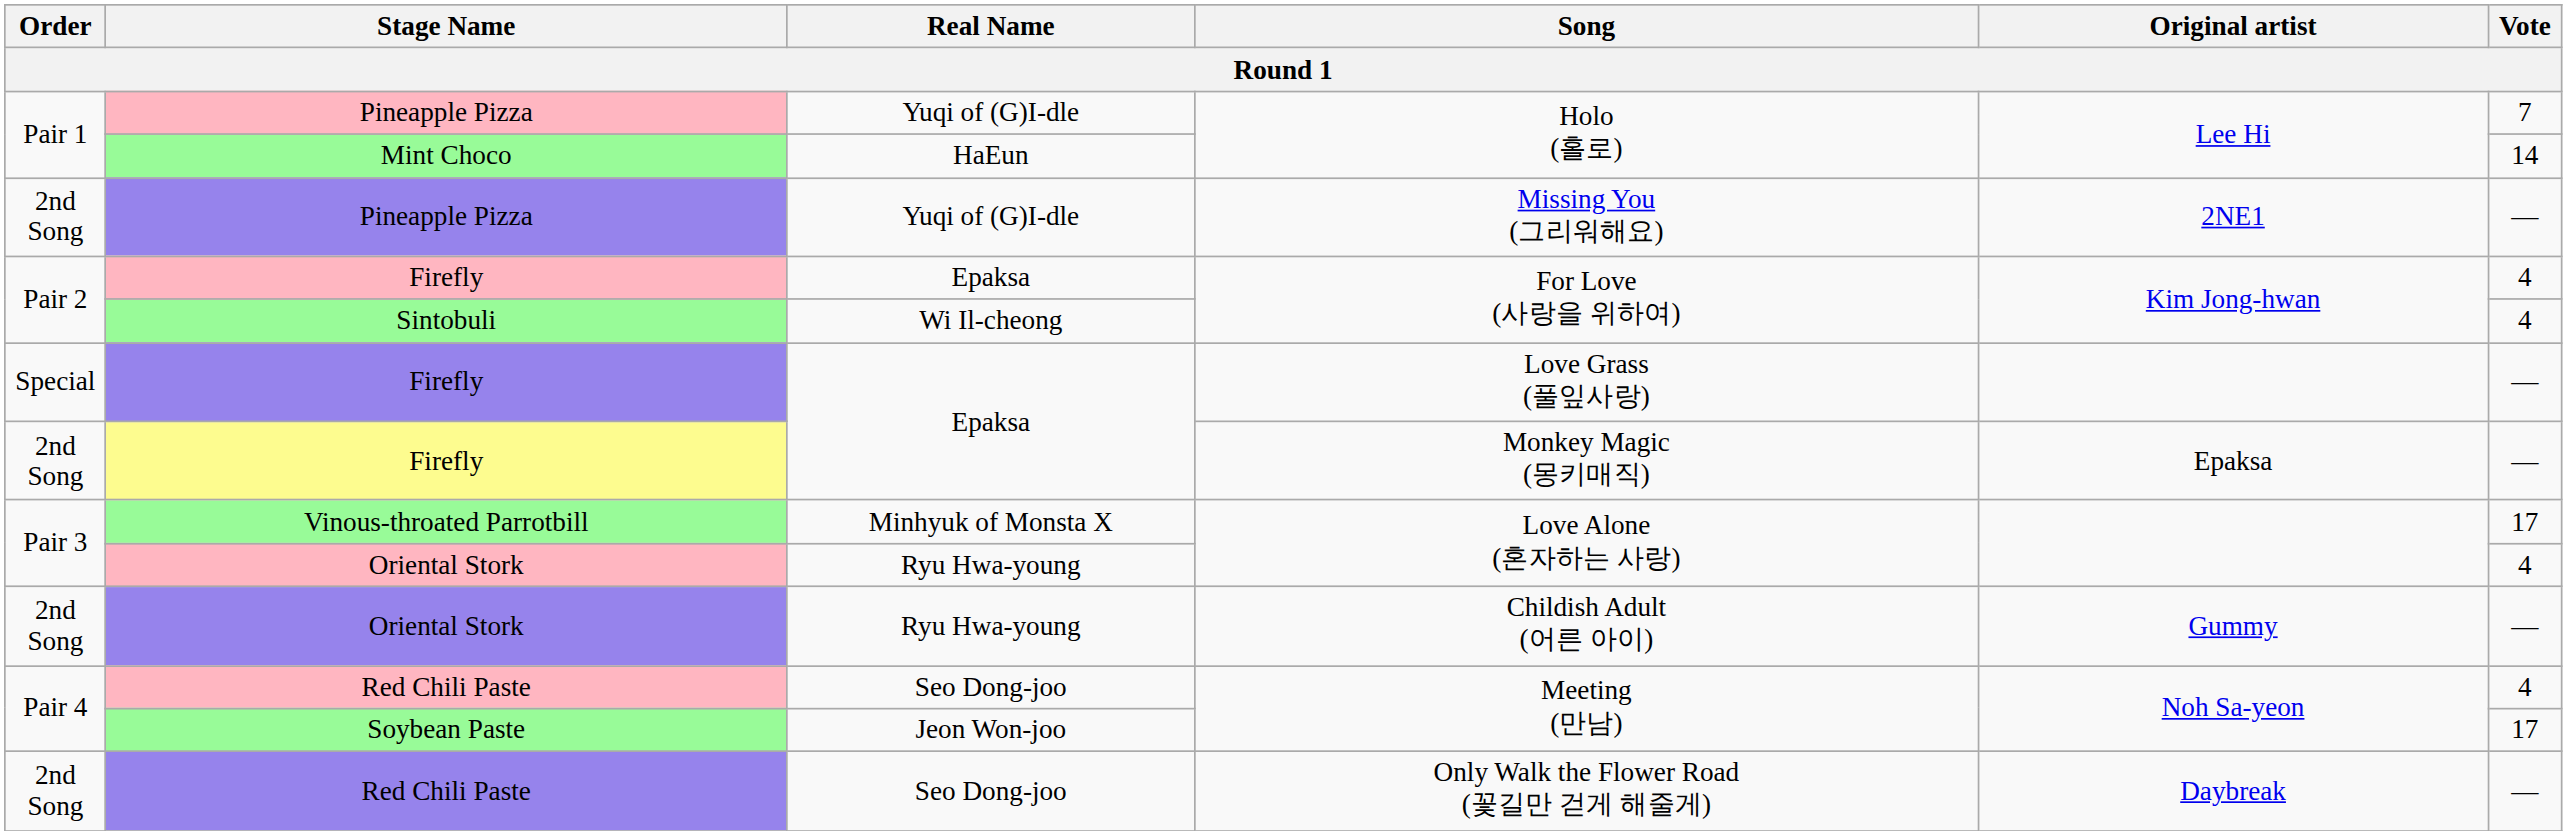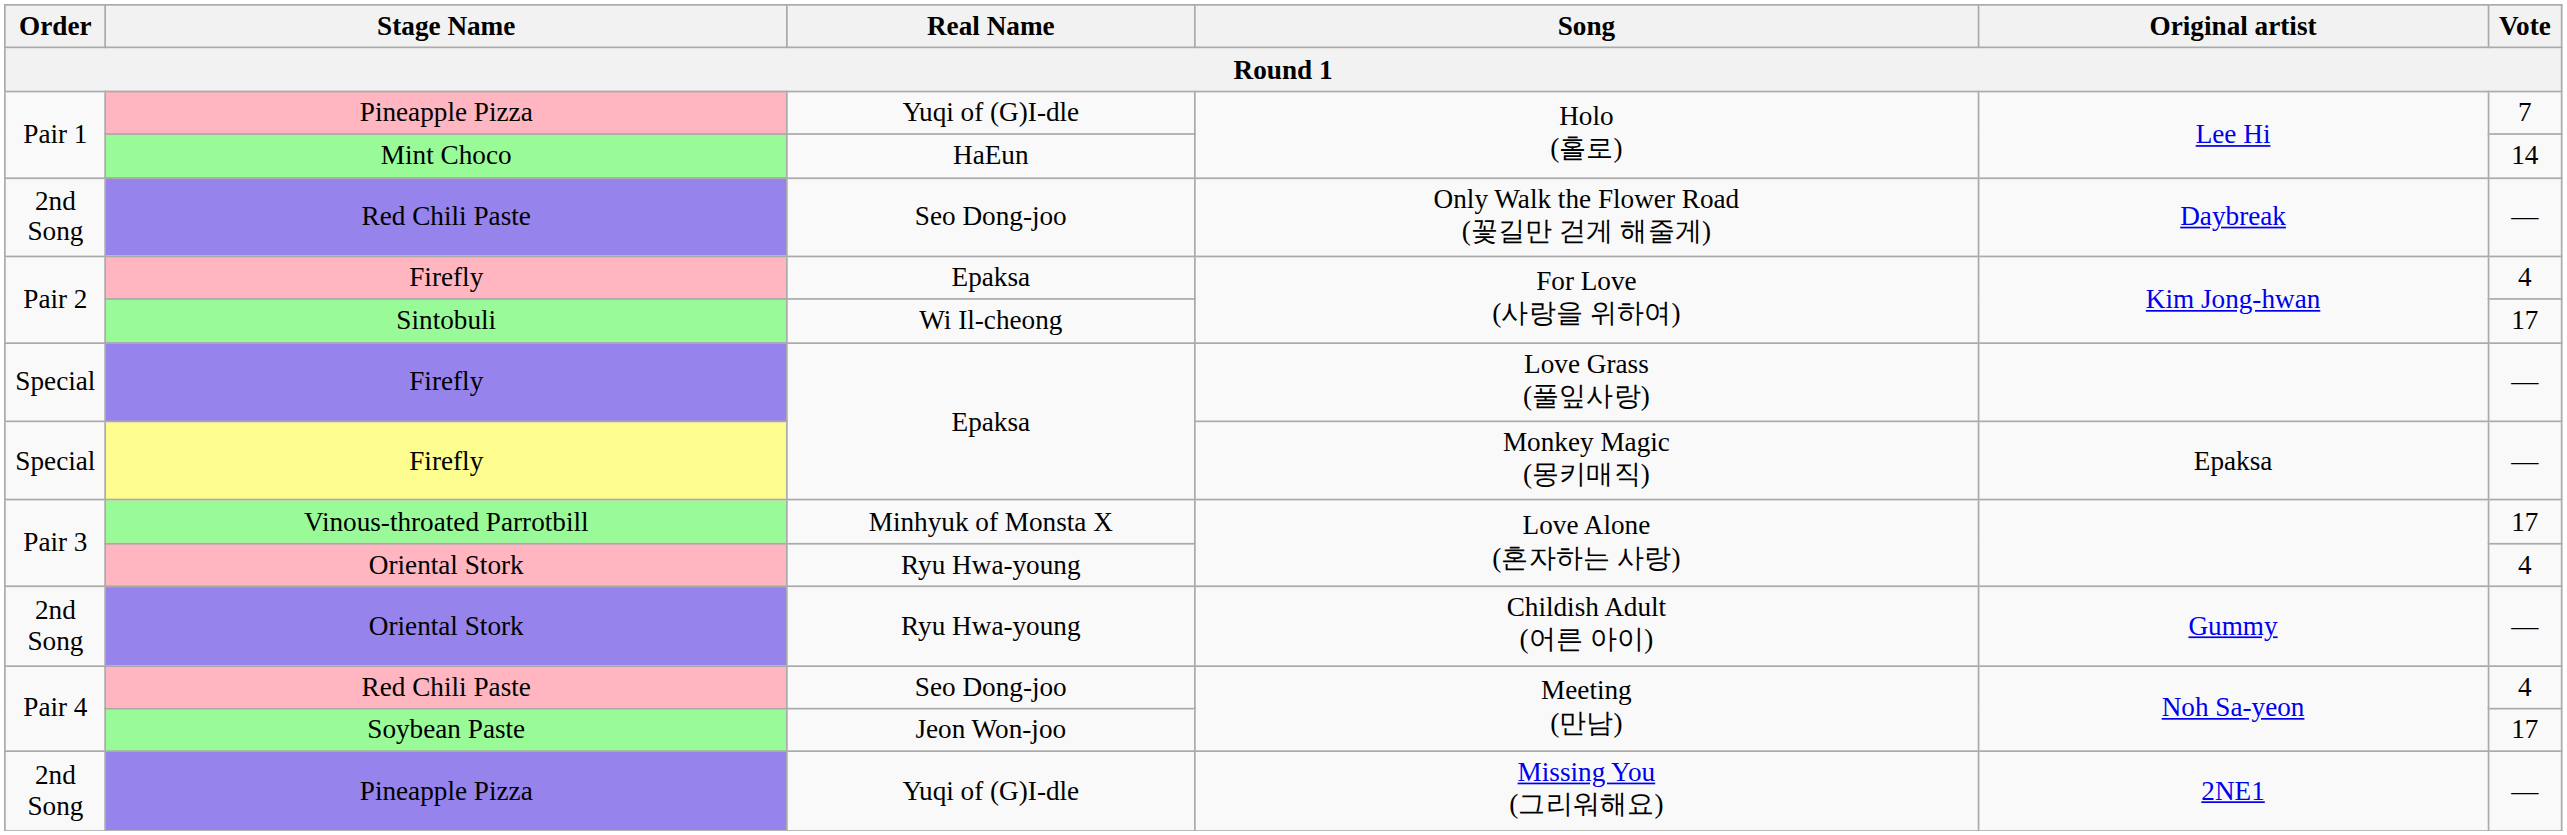rows swapped: (446, 216) <-> (446, 790)
(2525, 320) 4 -> (2525, 320) 17
(55, 460) 2nd Song -> (55, 460) Special
